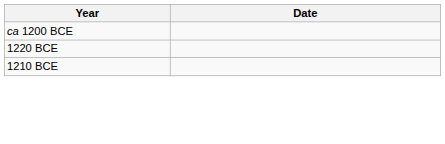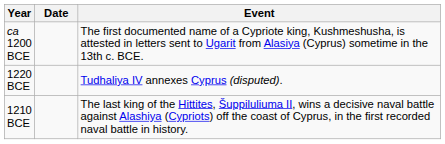+ column: (259, 13)
